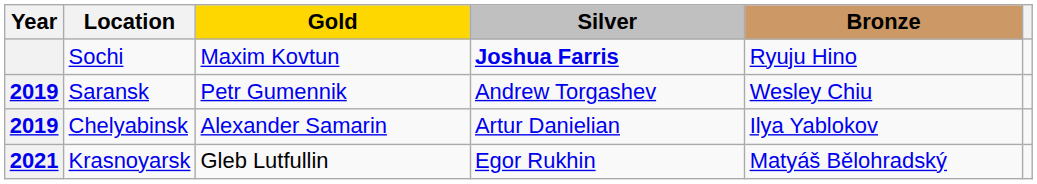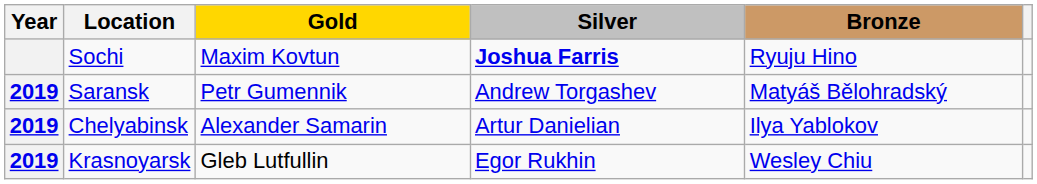(811, 91) Wesley Chiu -> (848, 91) Matyáš Bělohradský
(34, 160) 2021 -> (34, 160) 2019
(848, 160) Matyáš Bělohradský -> (811, 160) Wesley Chiu
